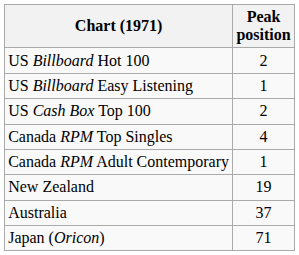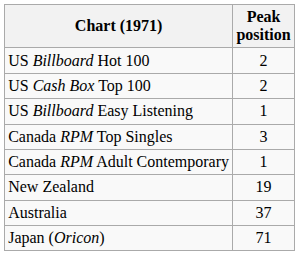rows swapped: (101, 85) <-> (79, 111)
(264, 136) 4 -> (264, 136) 3
